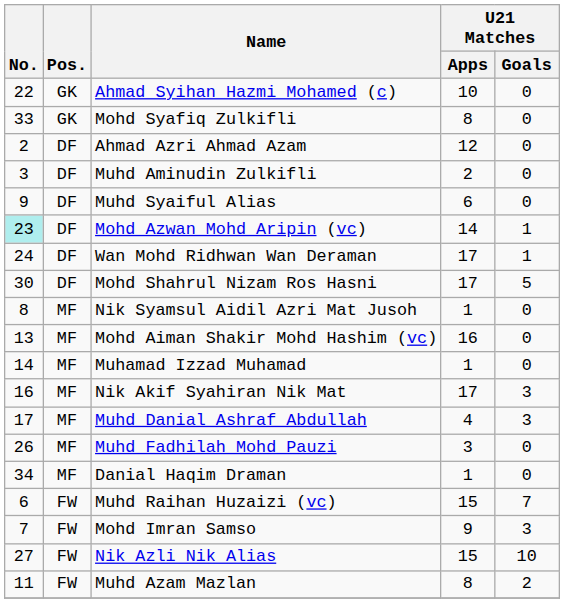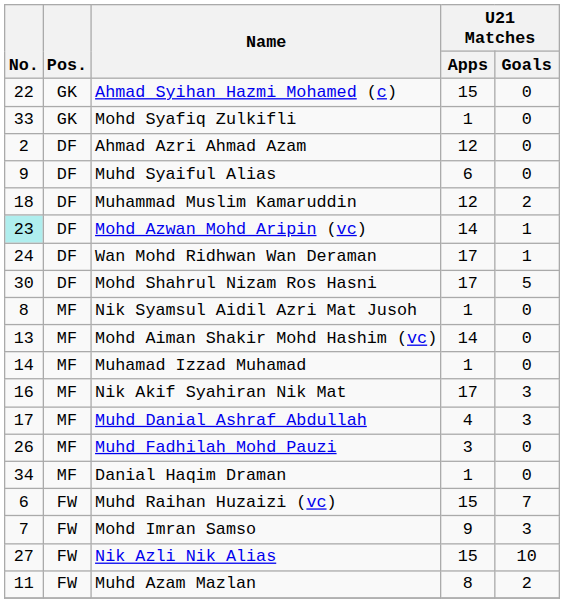(468, 92) 10 -> (468, 92) 15
(468, 120) 8 -> (468, 120) 1
- row: (206, 174)
+ row: (226, 202)
(468, 338) 16 -> (468, 338) 14
